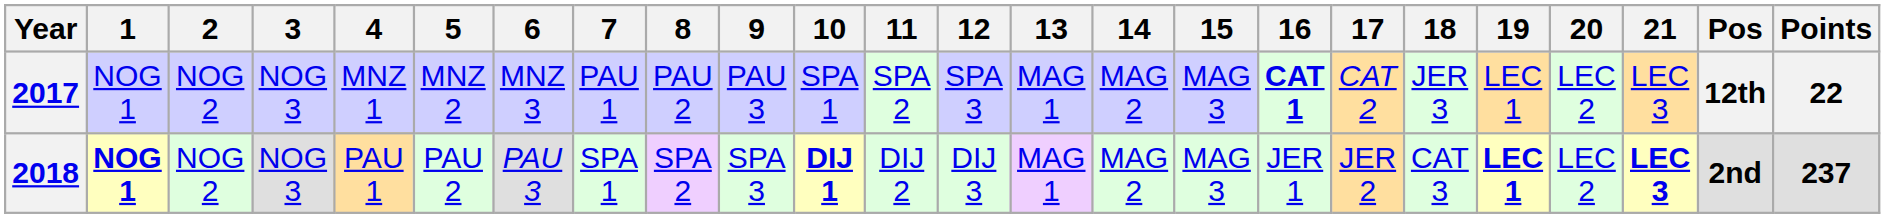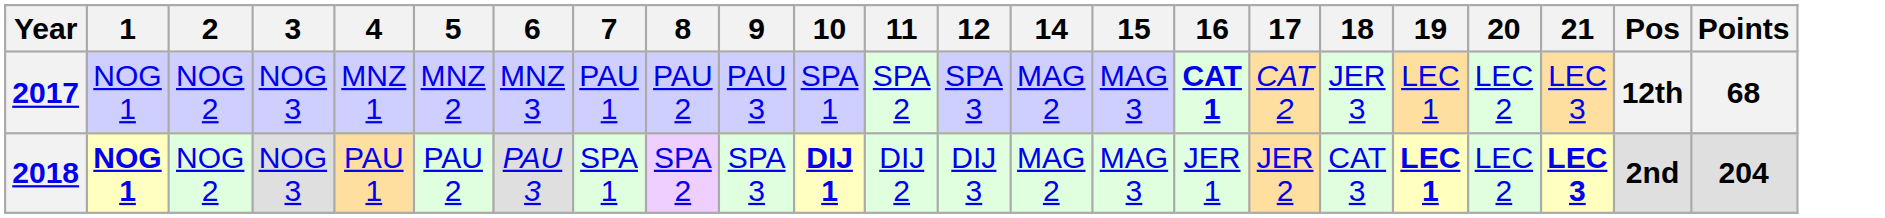- column: (1051, 28)
(1826, 92) 22 -> (1744, 92) 68
(1826, 173) 237 -> (1744, 173) 204
